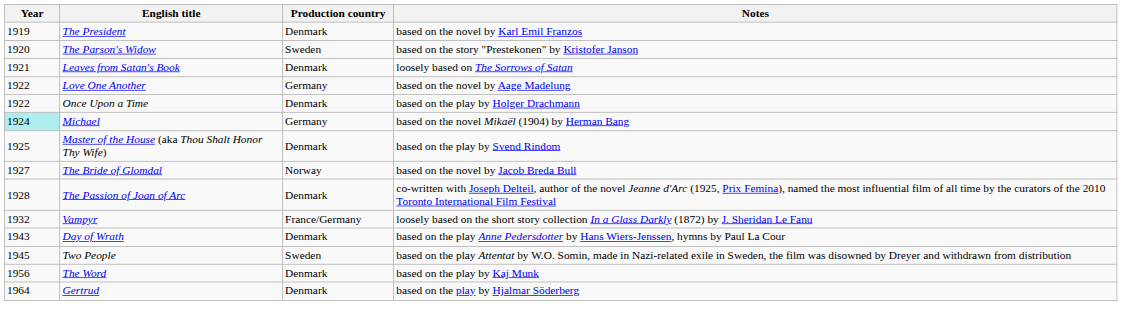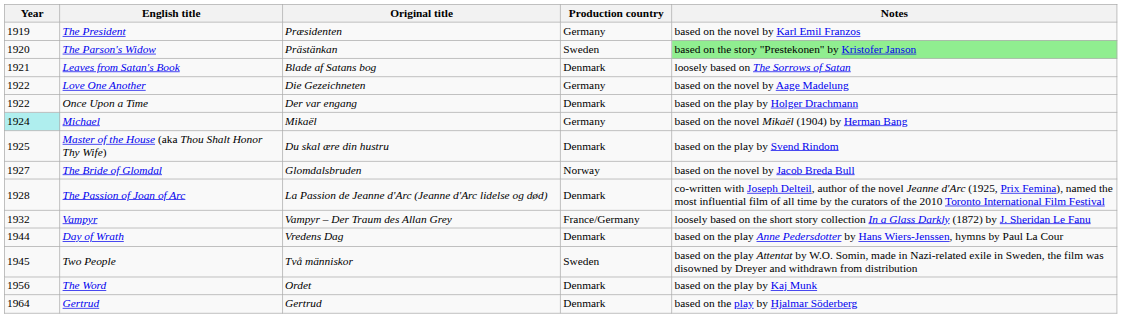+ column: (422, 13)
(306, 31) Denmark -> (584, 31) Germany
(517, 49) no background -> (795, 49) lightgreen background
(18, 237) 1943 -> (18, 237) 1944
